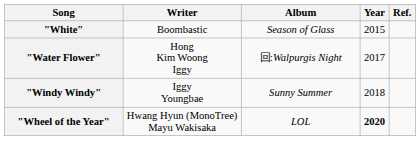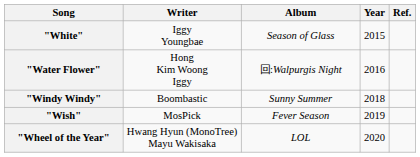(182, 29) Boombastic -> (182, 35) Iggy Youngbae
(374, 58) 2017 -> (374, 70) 2016
(182, 92) Iggy Youngbae -> (182, 98) Boombastic
+ row: (64, 115)
(374, 121) bold -> (374, 138) normal
